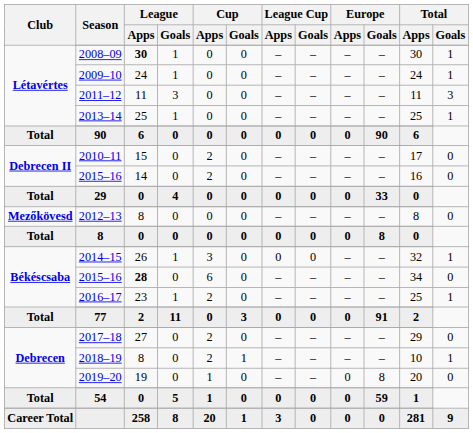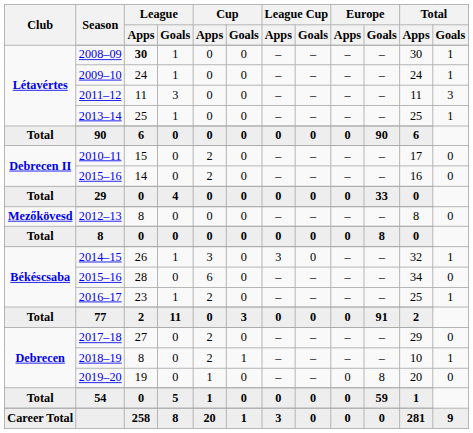(278, 257) 0 -> (278, 257) 3
(141, 277) bold -> (141, 277) normal
